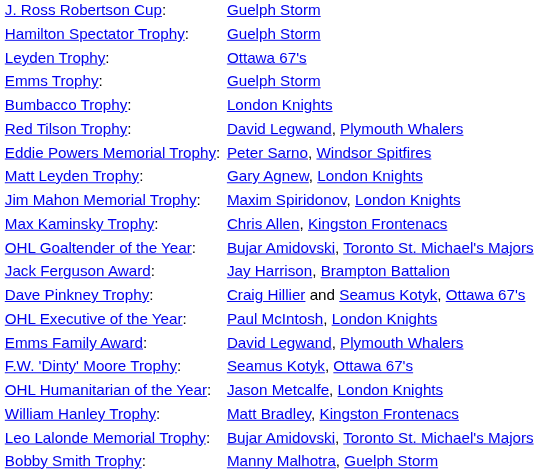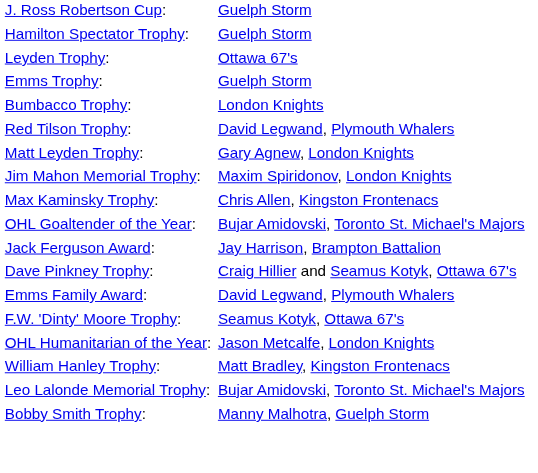- row: (113, 152)
- row: (96, 319)
